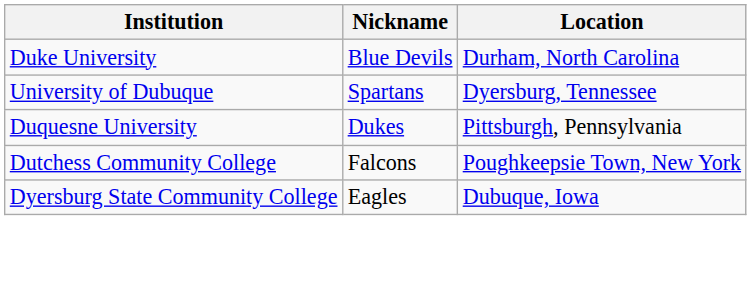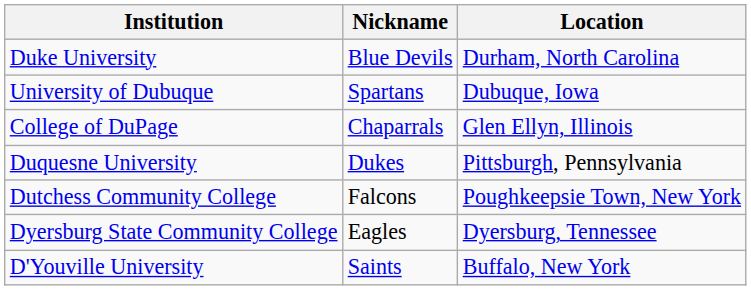(560, 92) Dyersburg, Tennessee -> (531, 92) Dubuque, Iowa
+ row: (94, 127)
(531, 197) Dubuque, Iowa -> (560, 232) Dyersburg, Tennessee
+ row: (107, 267)
